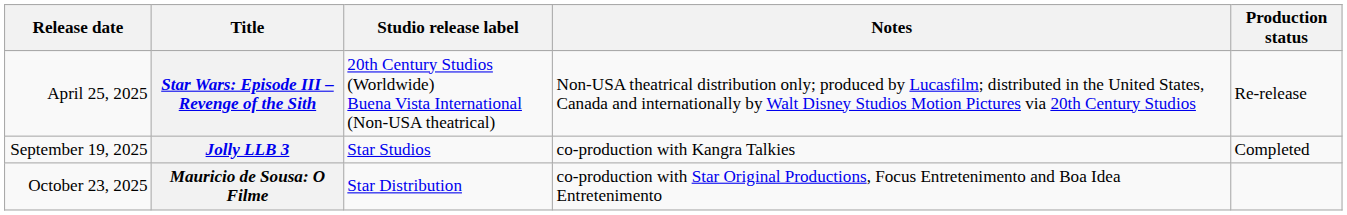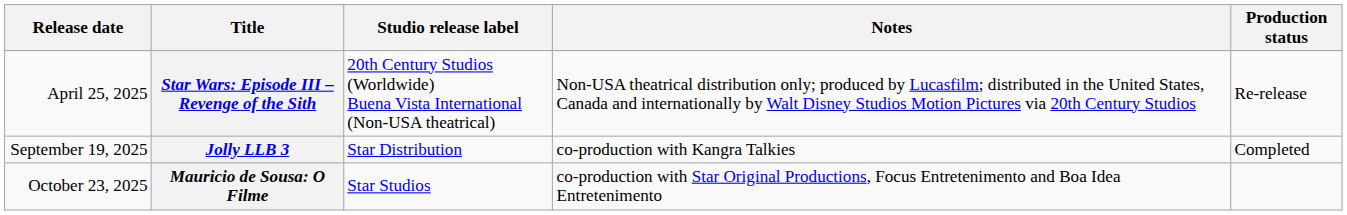(389, 149) Star Studios -> (405, 149) Star Distribution
(405, 186) Star Distribution -> (389, 186) Star Studios
